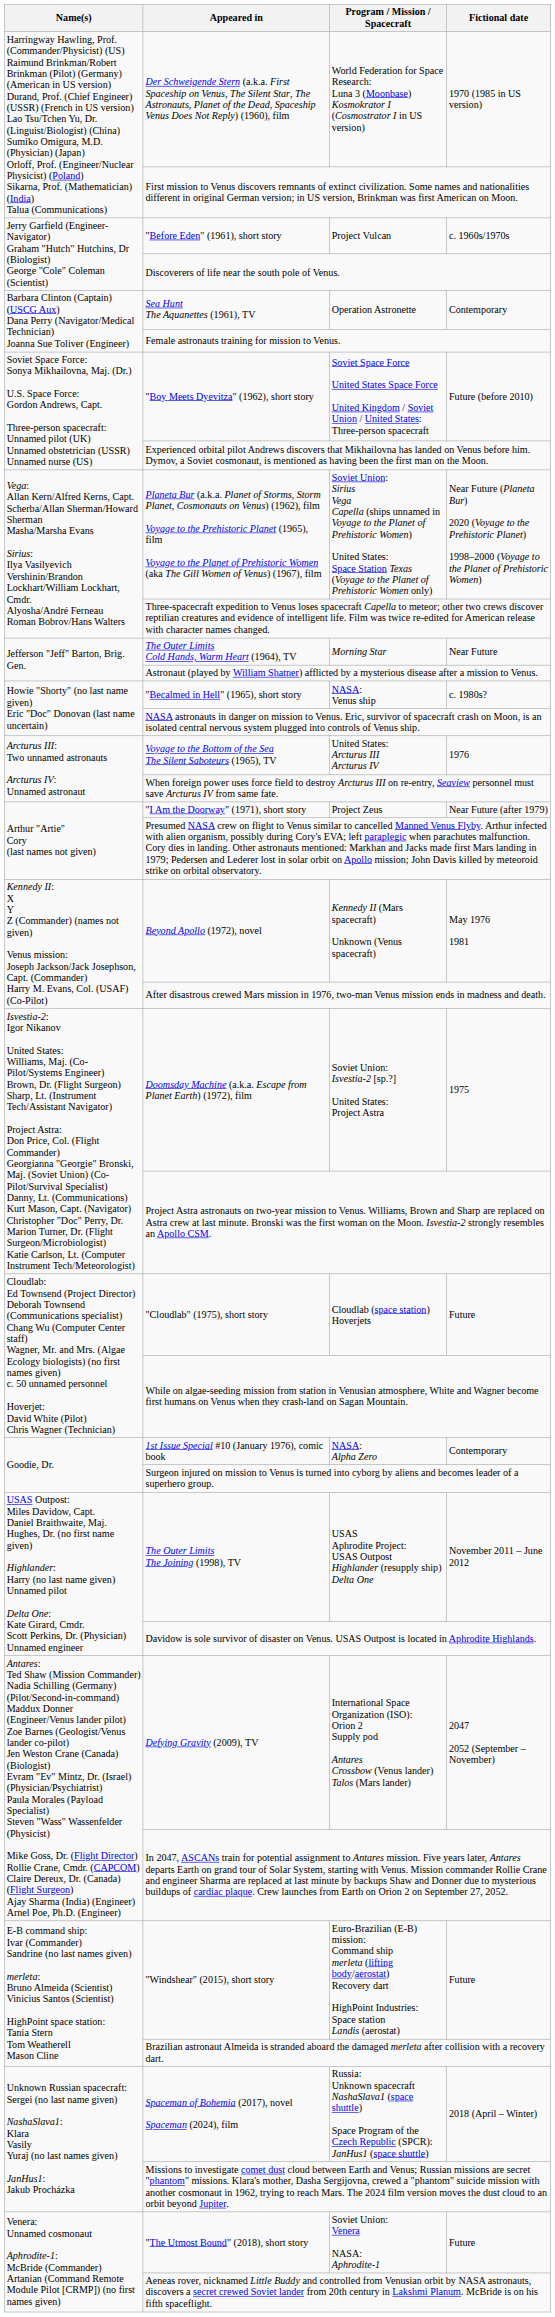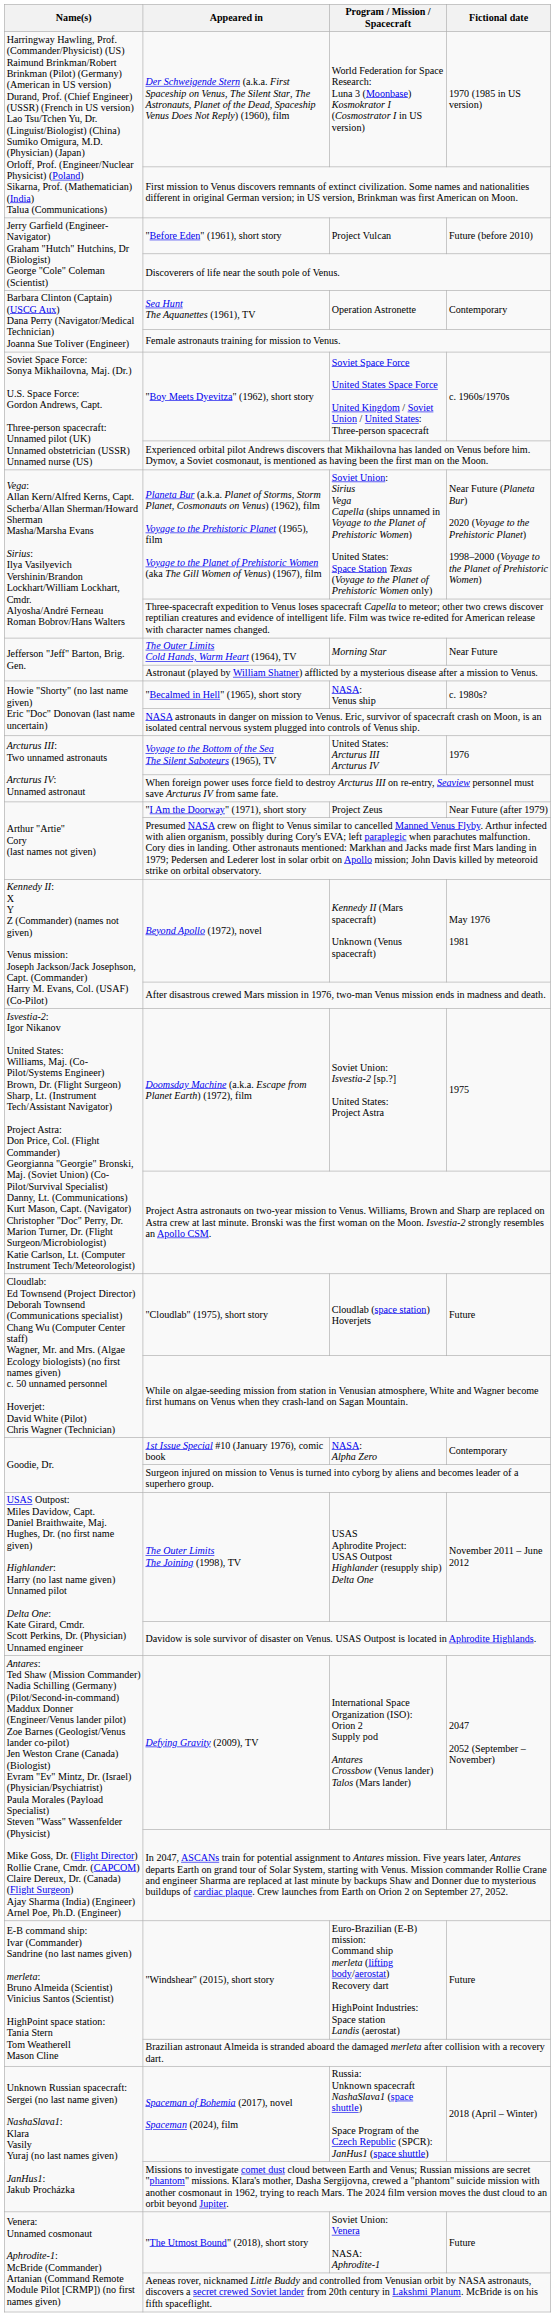(479, 236) c. 1960s/1970s -> (491, 236) Future (before 2010)
(491, 396) Future (before 2010) -> (479, 396) c. 1960s/1970s
